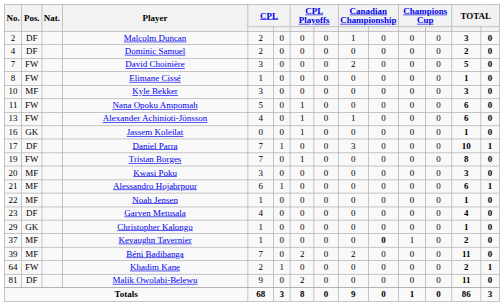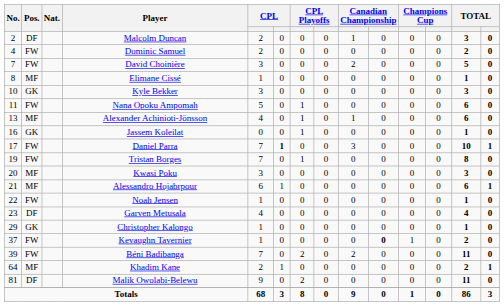(32, 51) DF -> (32, 51) FW
(32, 78) FW -> (32, 78) MF
(32, 91) MF -> (32, 91) GK
(32, 118) FW -> (32, 118) MF
(32, 145) DF -> (32, 145) FW
(282, 145) normal -> (282, 145) bold
(32, 199) MF -> (32, 199) FW
(32, 240) MF -> (32, 240) FW
(32, 253) MF -> (32, 253) FW
(32, 267) FW -> (32, 267) MF
